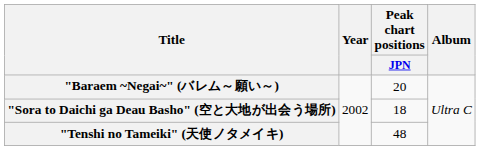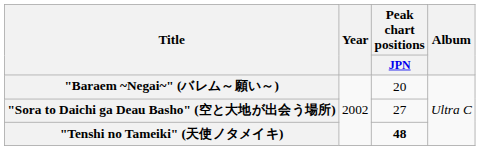(400, 110) 18 -> (400, 110) 27
(400, 134) normal -> (400, 134) bold
